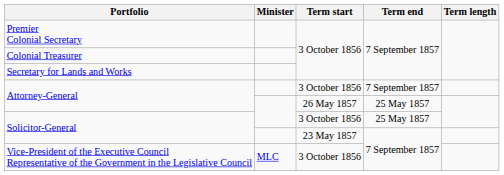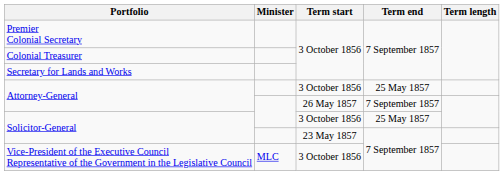(402, 87) 7 September 1857 -> (402, 87) 25 May 1857
(402, 103) 25 May 1857 -> (402, 103) 7 September 1857
